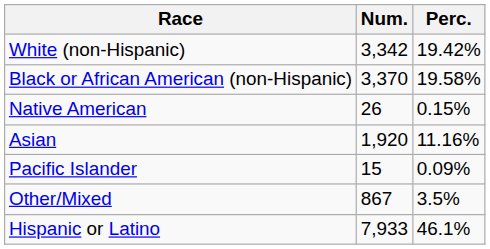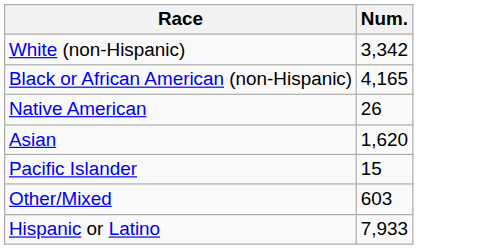- column: (449, 19)
(384, 79) 3,370 -> (384, 79) 4,165
(384, 139) 1,920 -> (384, 139) 1,620
(377, 199) 867 -> (377, 199) 603
